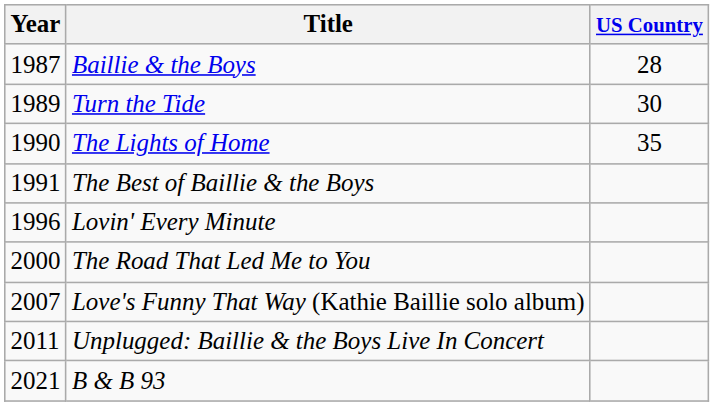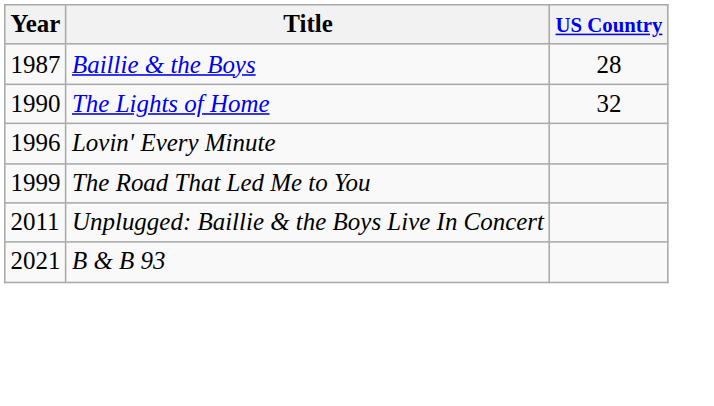- row: (139, 103)
(649, 143) 35 -> (609, 103) 32
- row: (223, 182)
(35, 261) 2000 -> (35, 182) 1999
- row: (328, 301)
